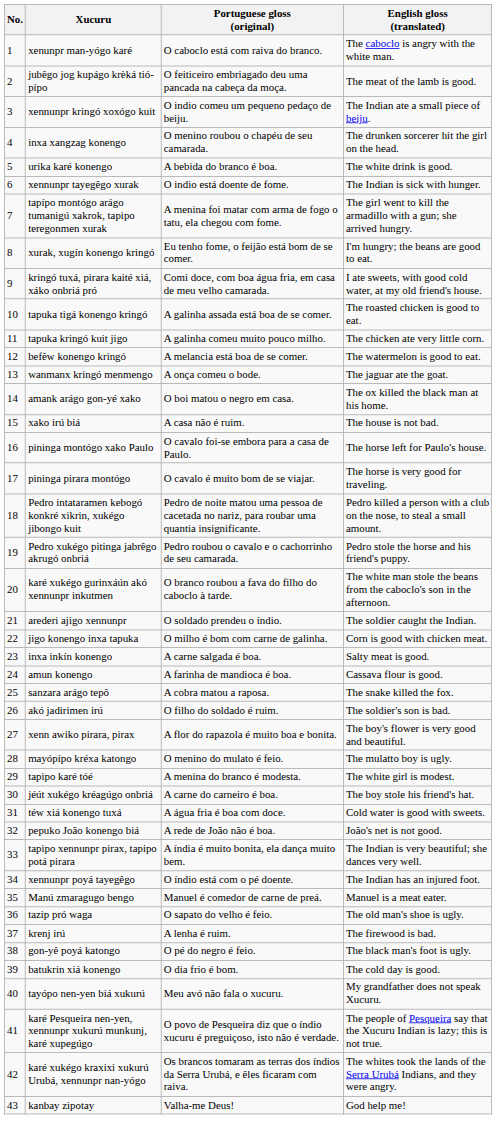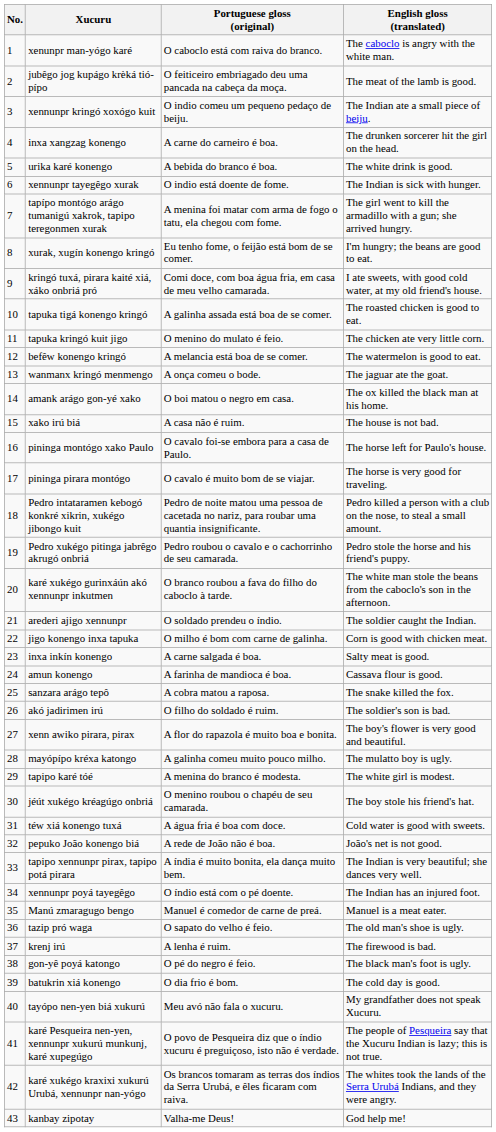(238, 142) O menino roubou o chapéu de seu camarada. -> (221, 142) A carne do carneiro é boa.
(245, 338) A galinha comeu muito pouco milho. -> (224, 338) O menino do mulato é feio.
(224, 758) O menino do mulato é feio. -> (245, 758) A galinha comeu muito pouco milho.
(221, 794) A carne do carneiro é boa. -> (238, 801) O menino roubou o chapéu de seu camarada.
